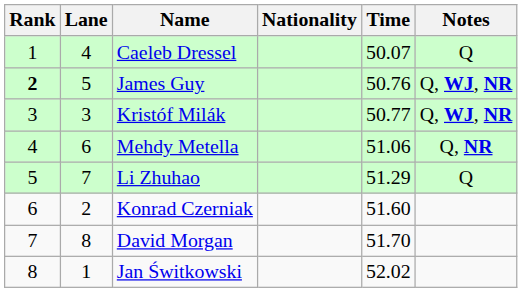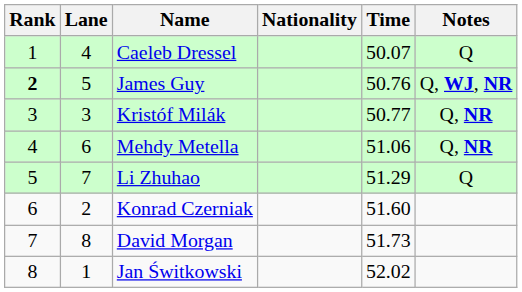(466, 114) Q, WJ, NR -> (466, 114) Q, NR
(388, 240) 51.70 -> (388, 240) 51.73
